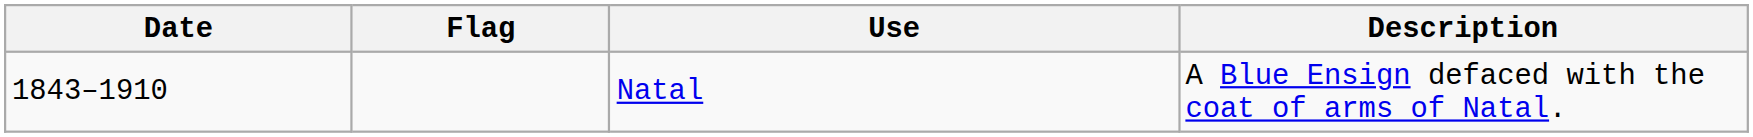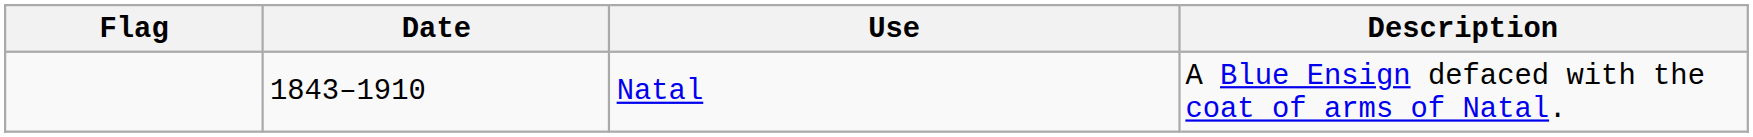columns swapped: (481, 29) <-> (178, 29)
